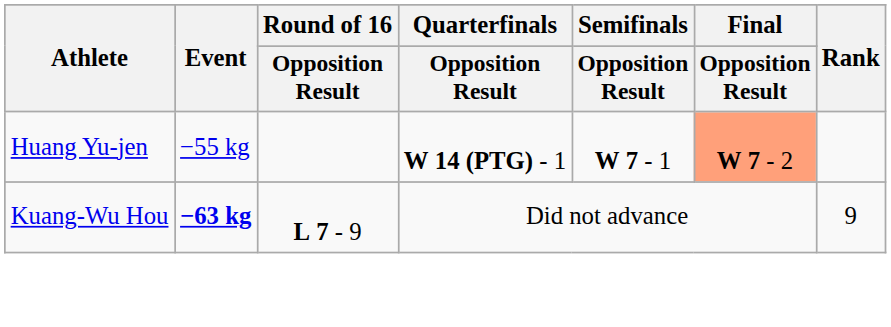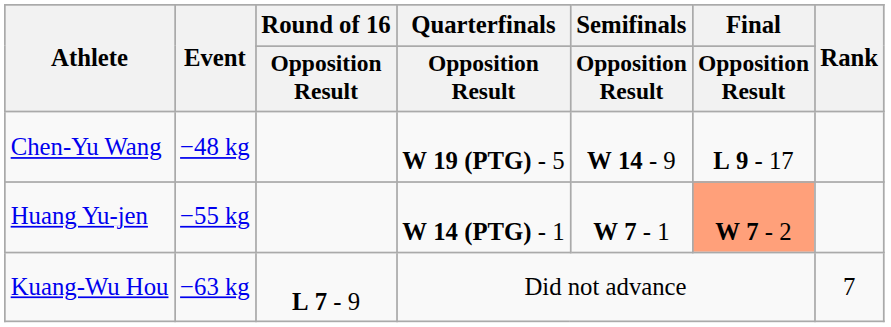+ row: (86, 146)
(216, 217) bold -> (215, 287) normal
(851, 217) 9 -> (849, 287) 7
